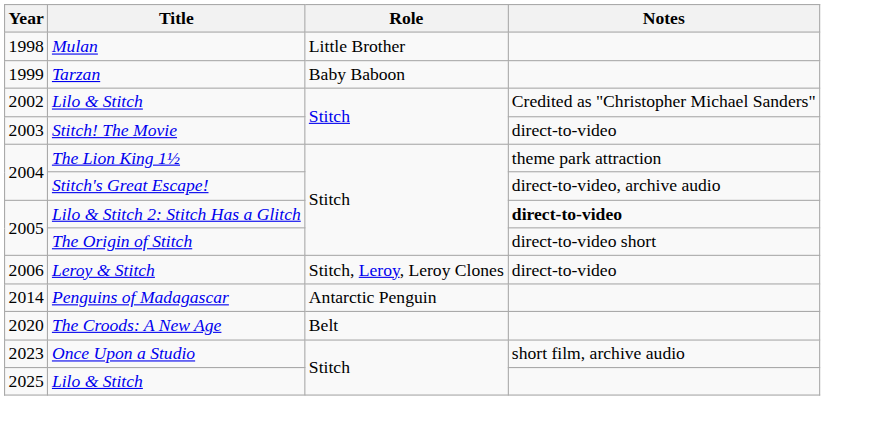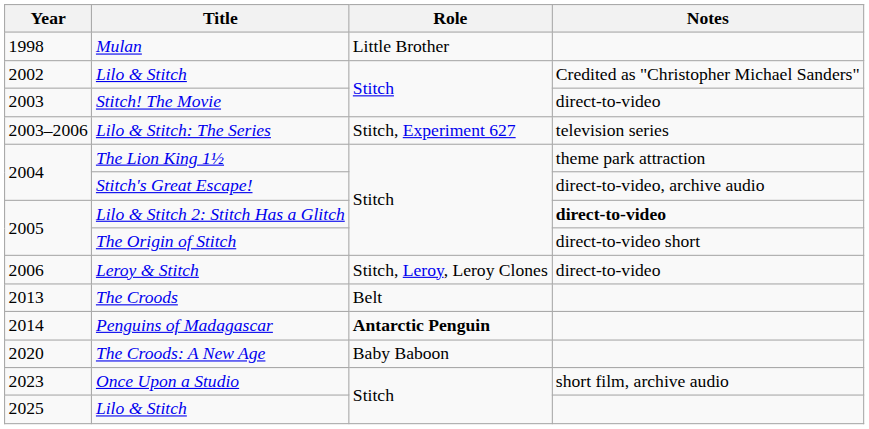- row: (26, 74)
+ row: (48, 130)
+ row: (26, 297)
(373, 297) normal -> (421, 325) bold
(324, 325) Belt -> (401, 353) Baby Baboon
